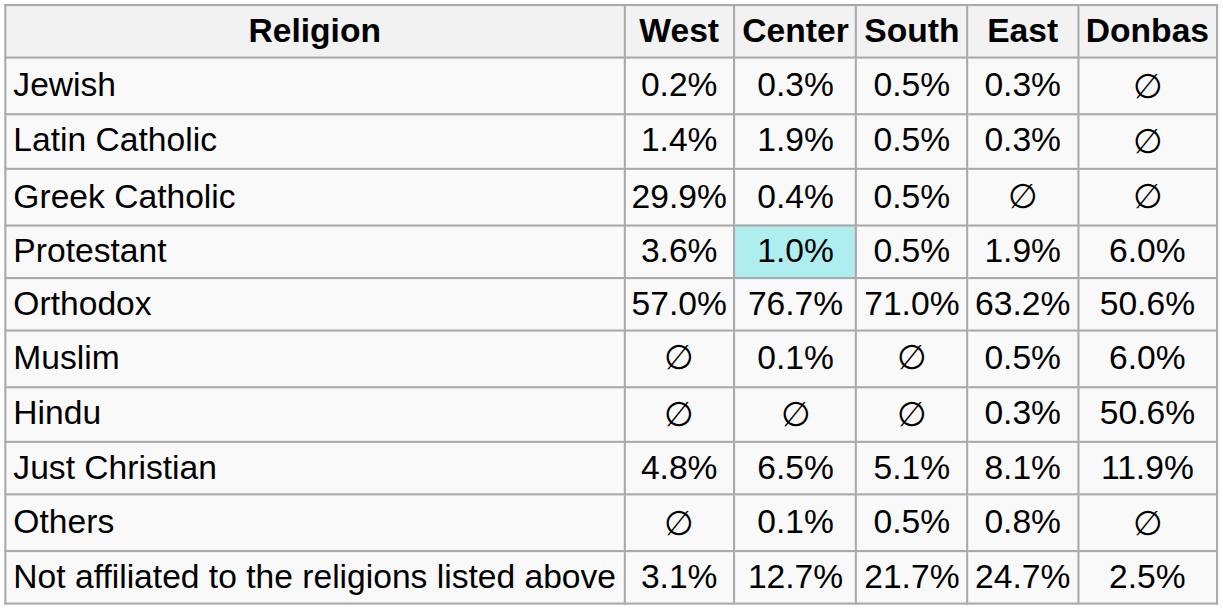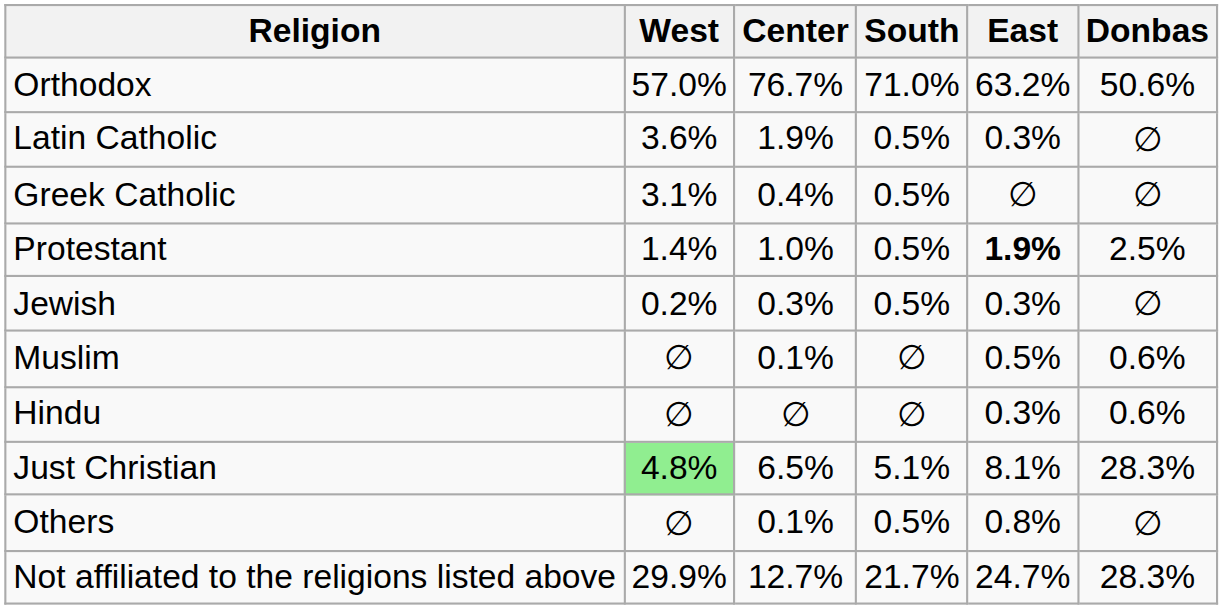rows swapped: (82, 303) <-> (65, 85)
(679, 140) 1.4% -> (679, 138) 3.6%
(679, 196) 29.9% -> (679, 194) 3.1%
(679, 250) 3.6% -> (679, 248) 1.4%
(796, 250) paleturquoise background -> (796, 248) no background
(1023, 250) normal -> (1023, 248) bold
(1147, 250) 6.0% -> (1147, 248) 2.5%
(1147, 358) 6.0% -> (1147, 358) 0.6%
(1147, 413) 50.6% -> (1147, 413) 0.6%
(679, 467) no background -> (679, 467) lightgreen background
(1147, 467) 11.9% -> (1147, 467) 28.3%
(679, 576) 3.1% -> (679, 576) 29.9%
(1147, 576) 2.5% -> (1147, 576) 28.3%
